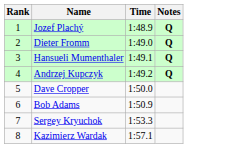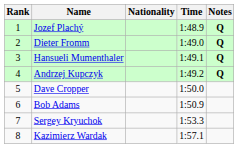+ column: (151, 12)
